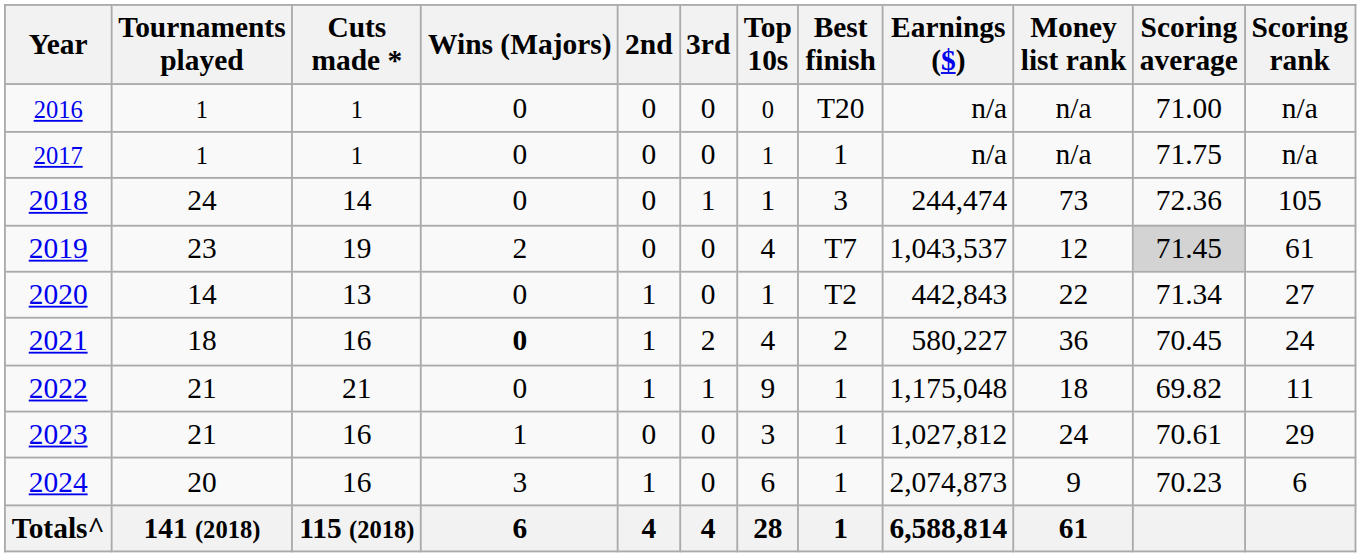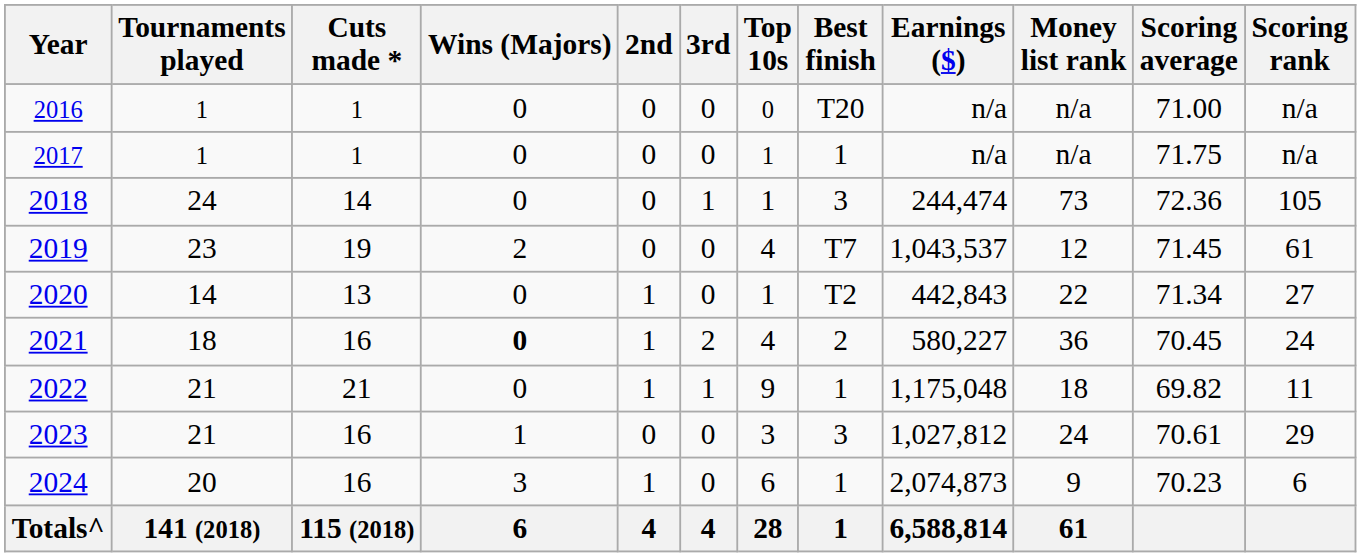(1189, 247) lightgrey background -> (1189, 247) no background
(841, 434) 1 -> (841, 434) 3
